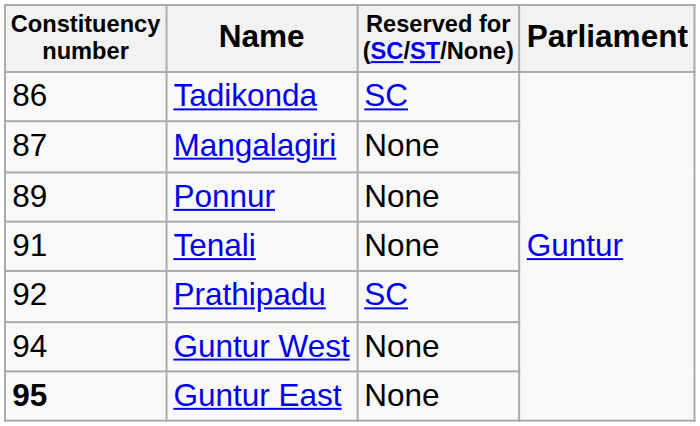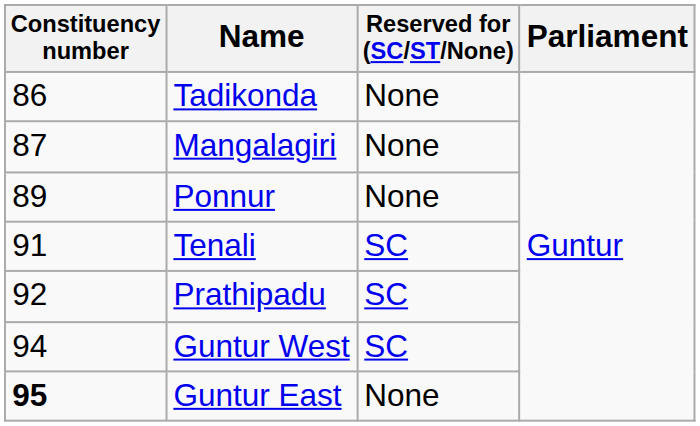(386, 96) SC -> (402, 96) None
(402, 246) None -> (386, 246) SC
(402, 345) None -> (386, 345) SC
